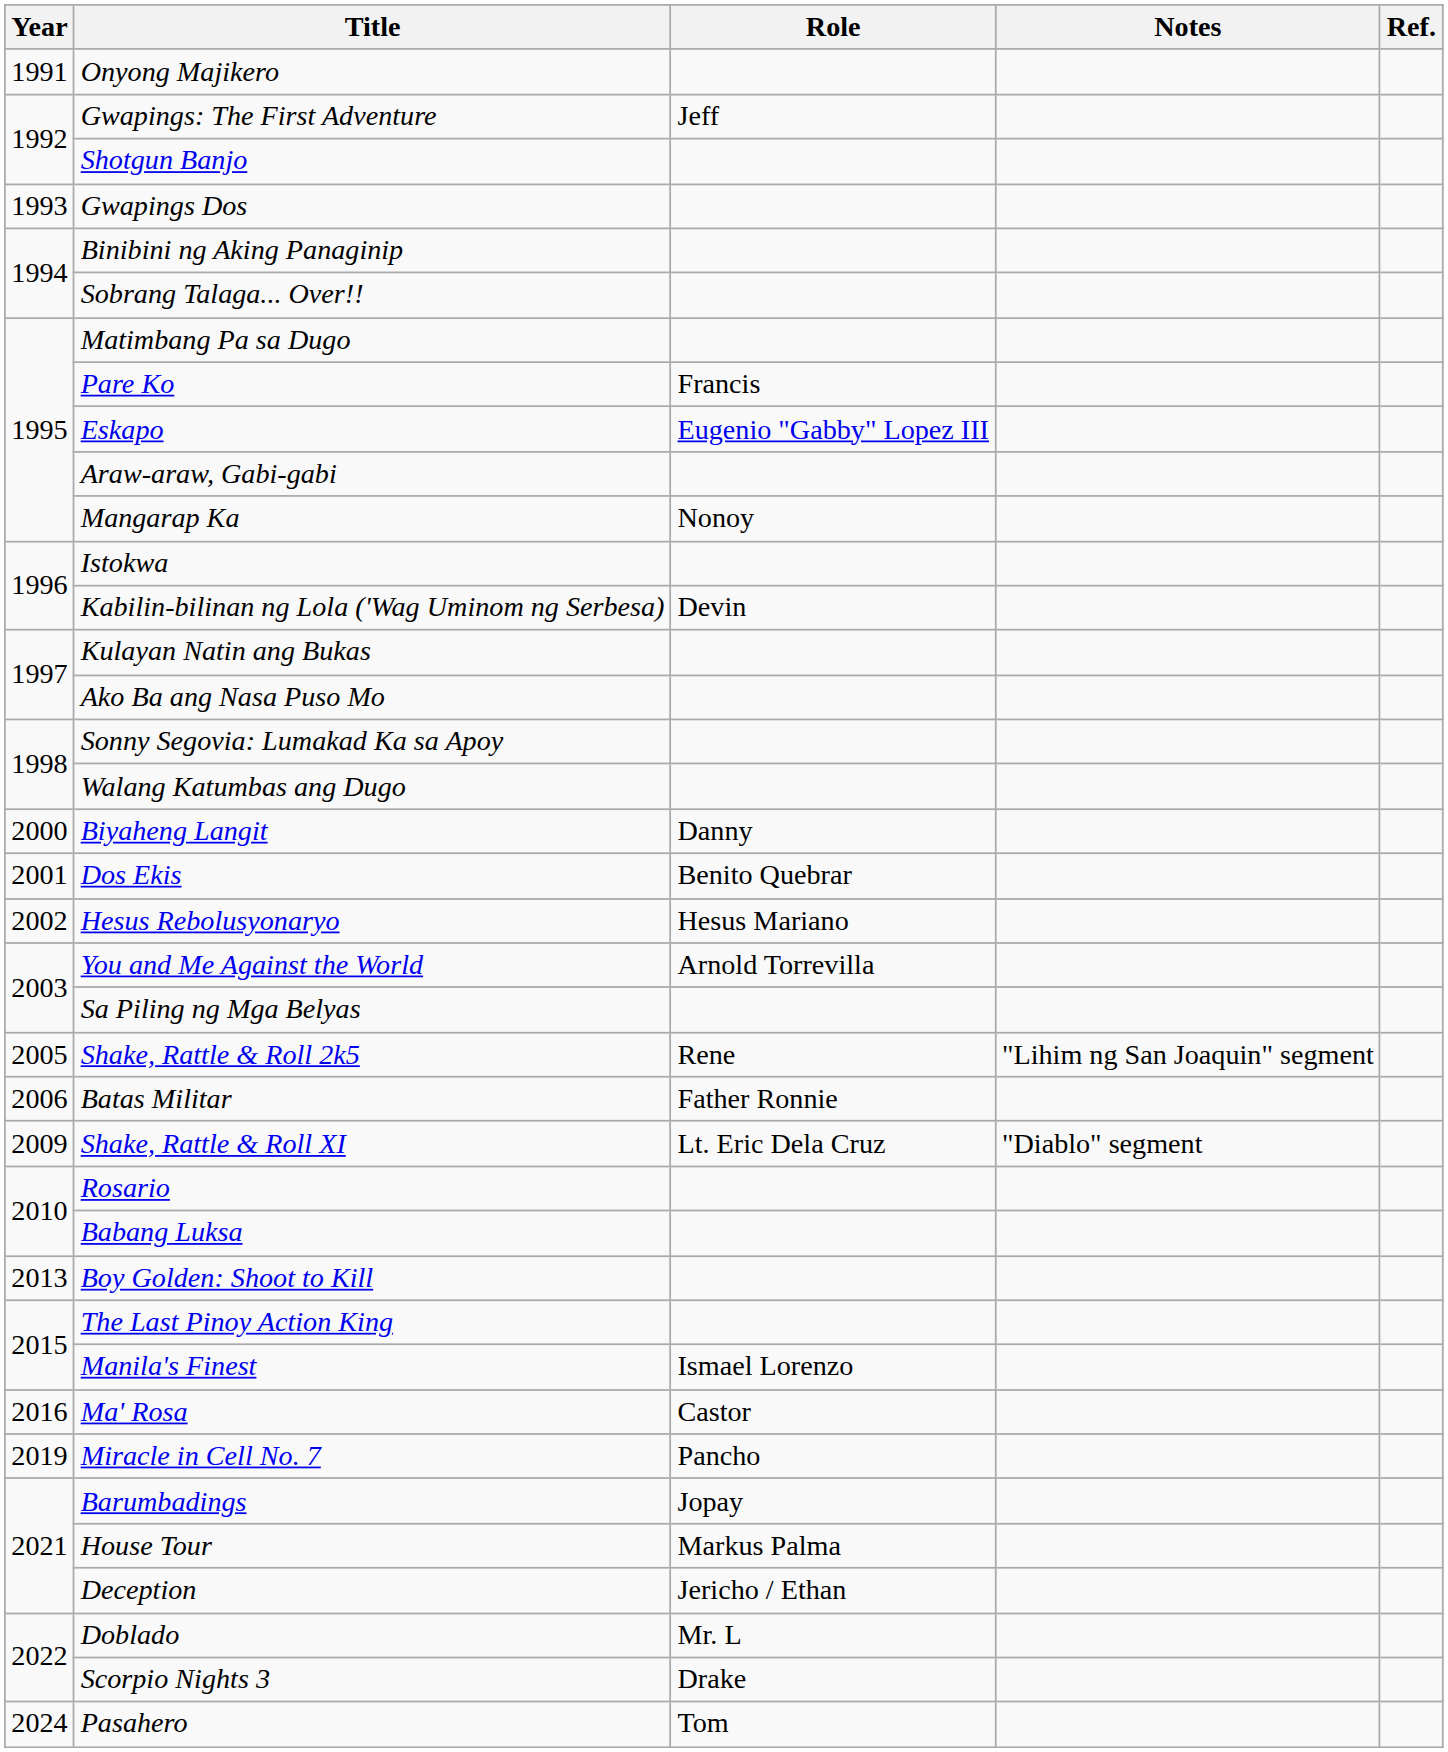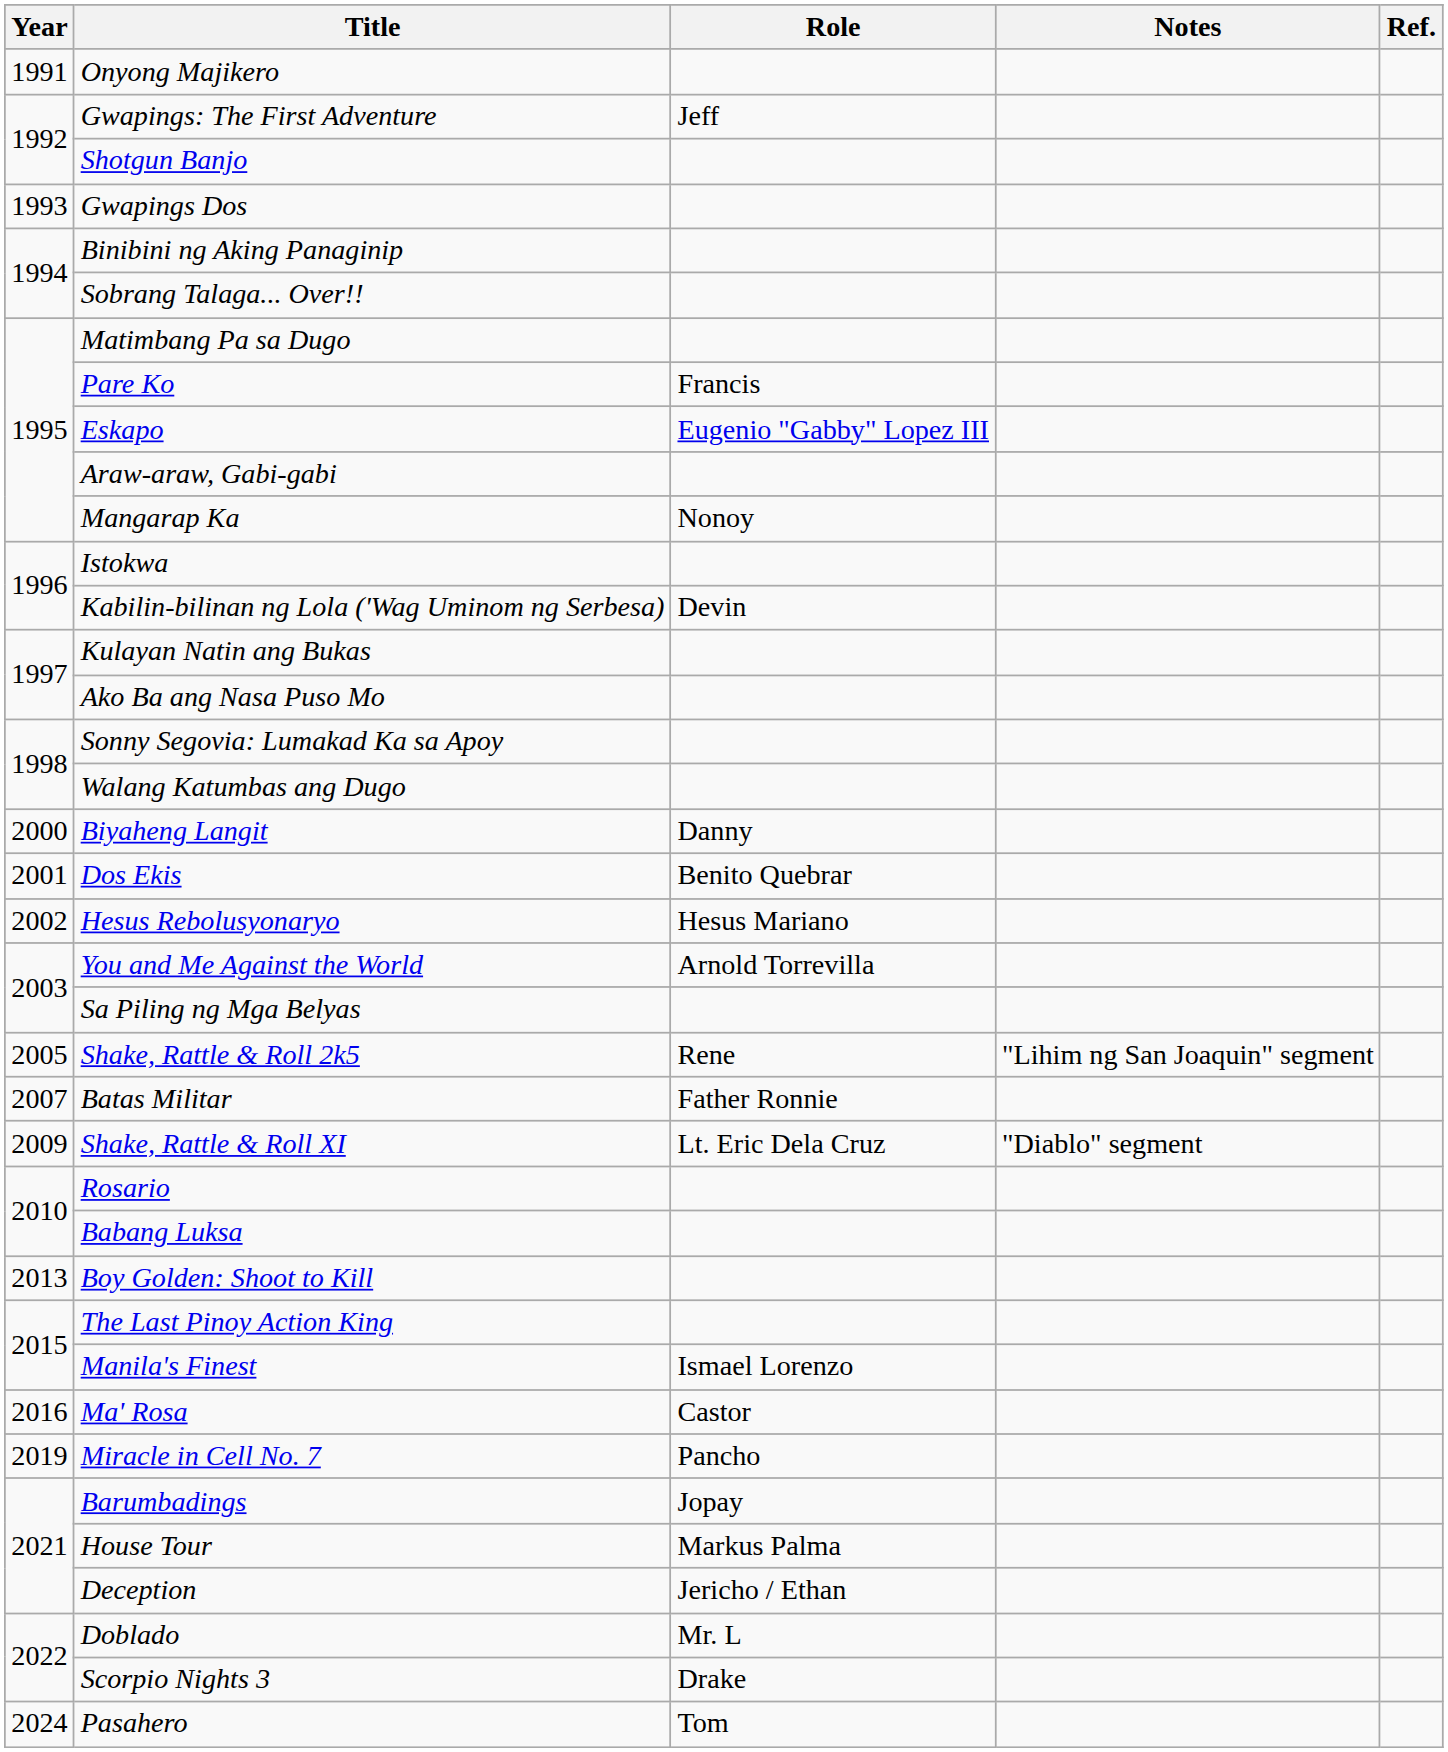(40, 1098) 2006 -> (40, 1098) 2007
